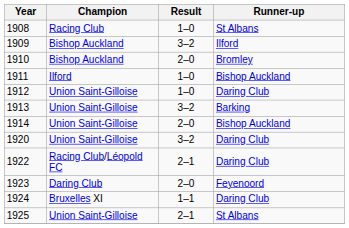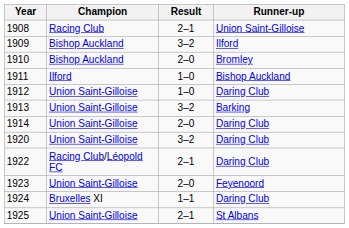(186, 28) 1–0 -> (186, 28) 2–1
(237, 28) St Albans -> (260, 28) Union Saint-Gilloise
(253, 124) Bishop Auckland -> (242, 124) Daring Club
(76, 183) Daring Club -> (93, 183) Union Saint-Gilloise
